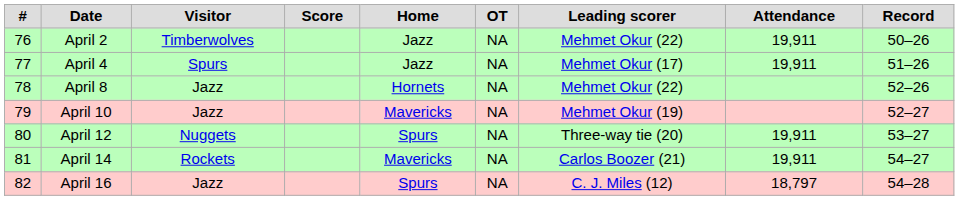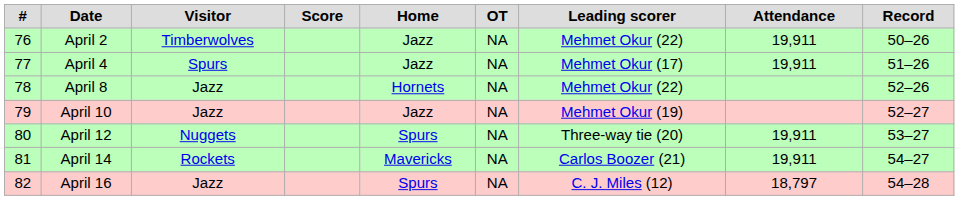(418, 111) Mavericks -> (418, 111) Jazz
